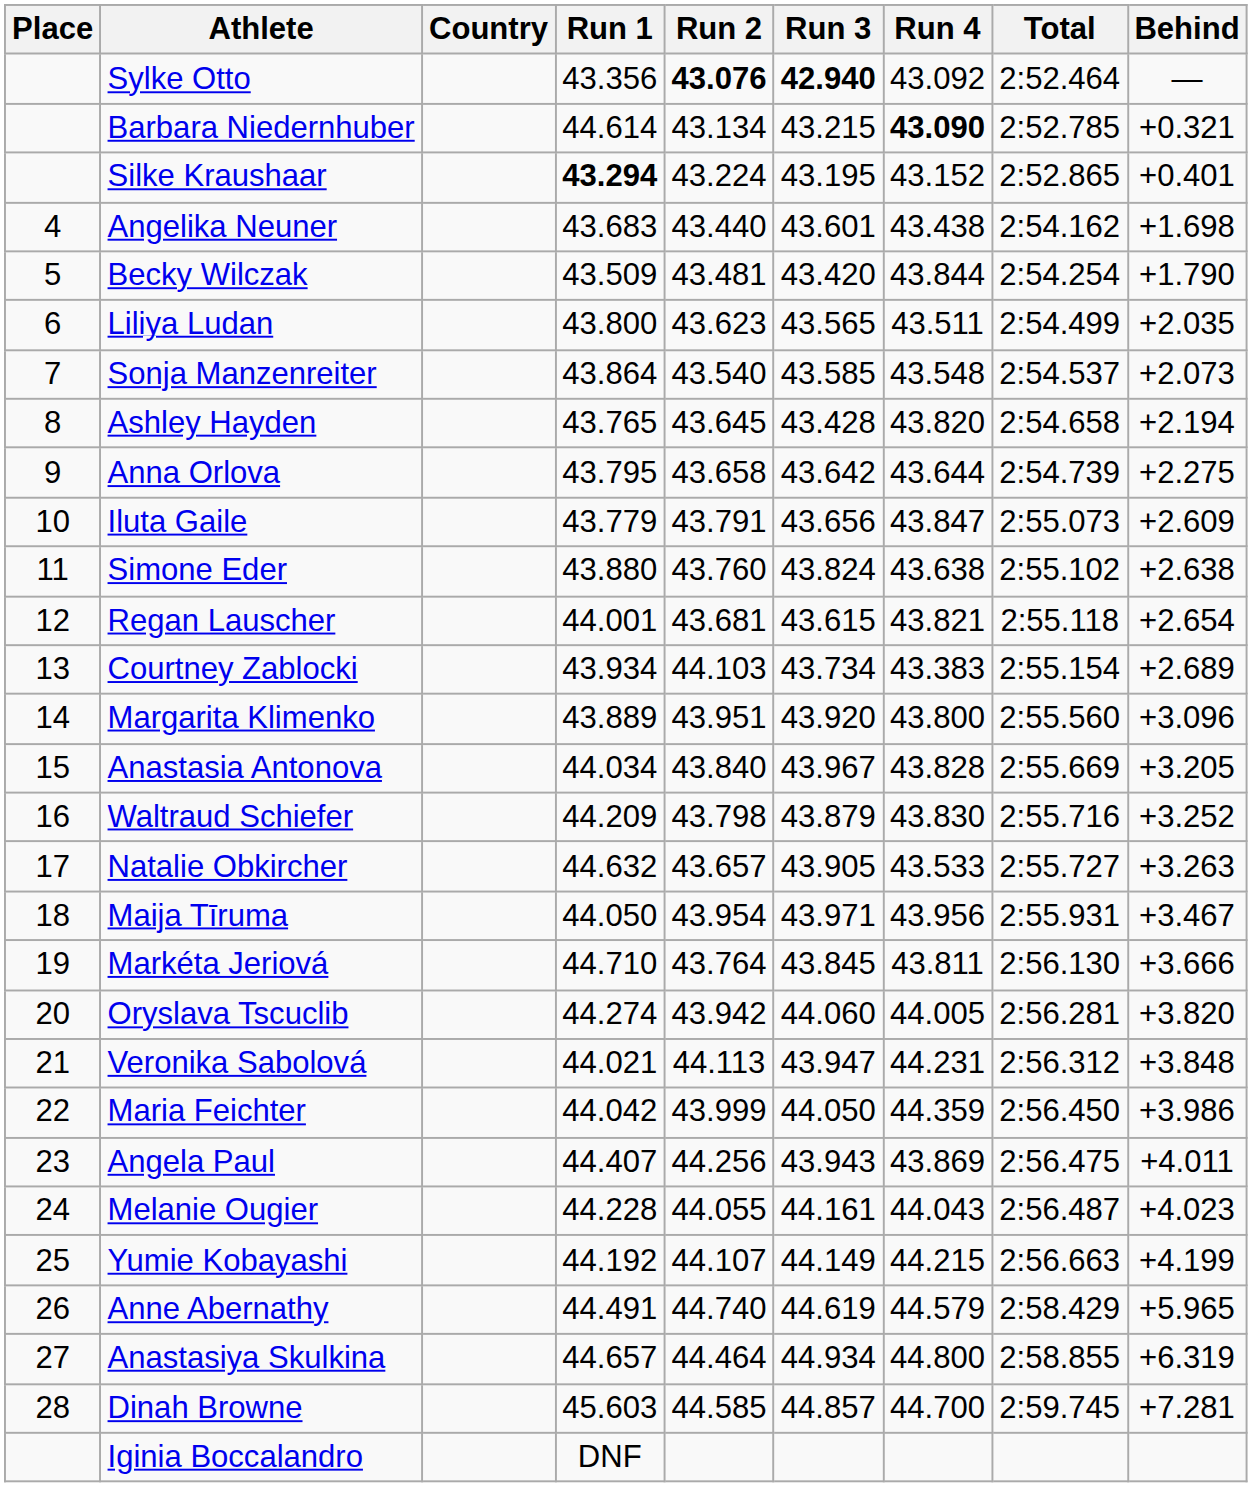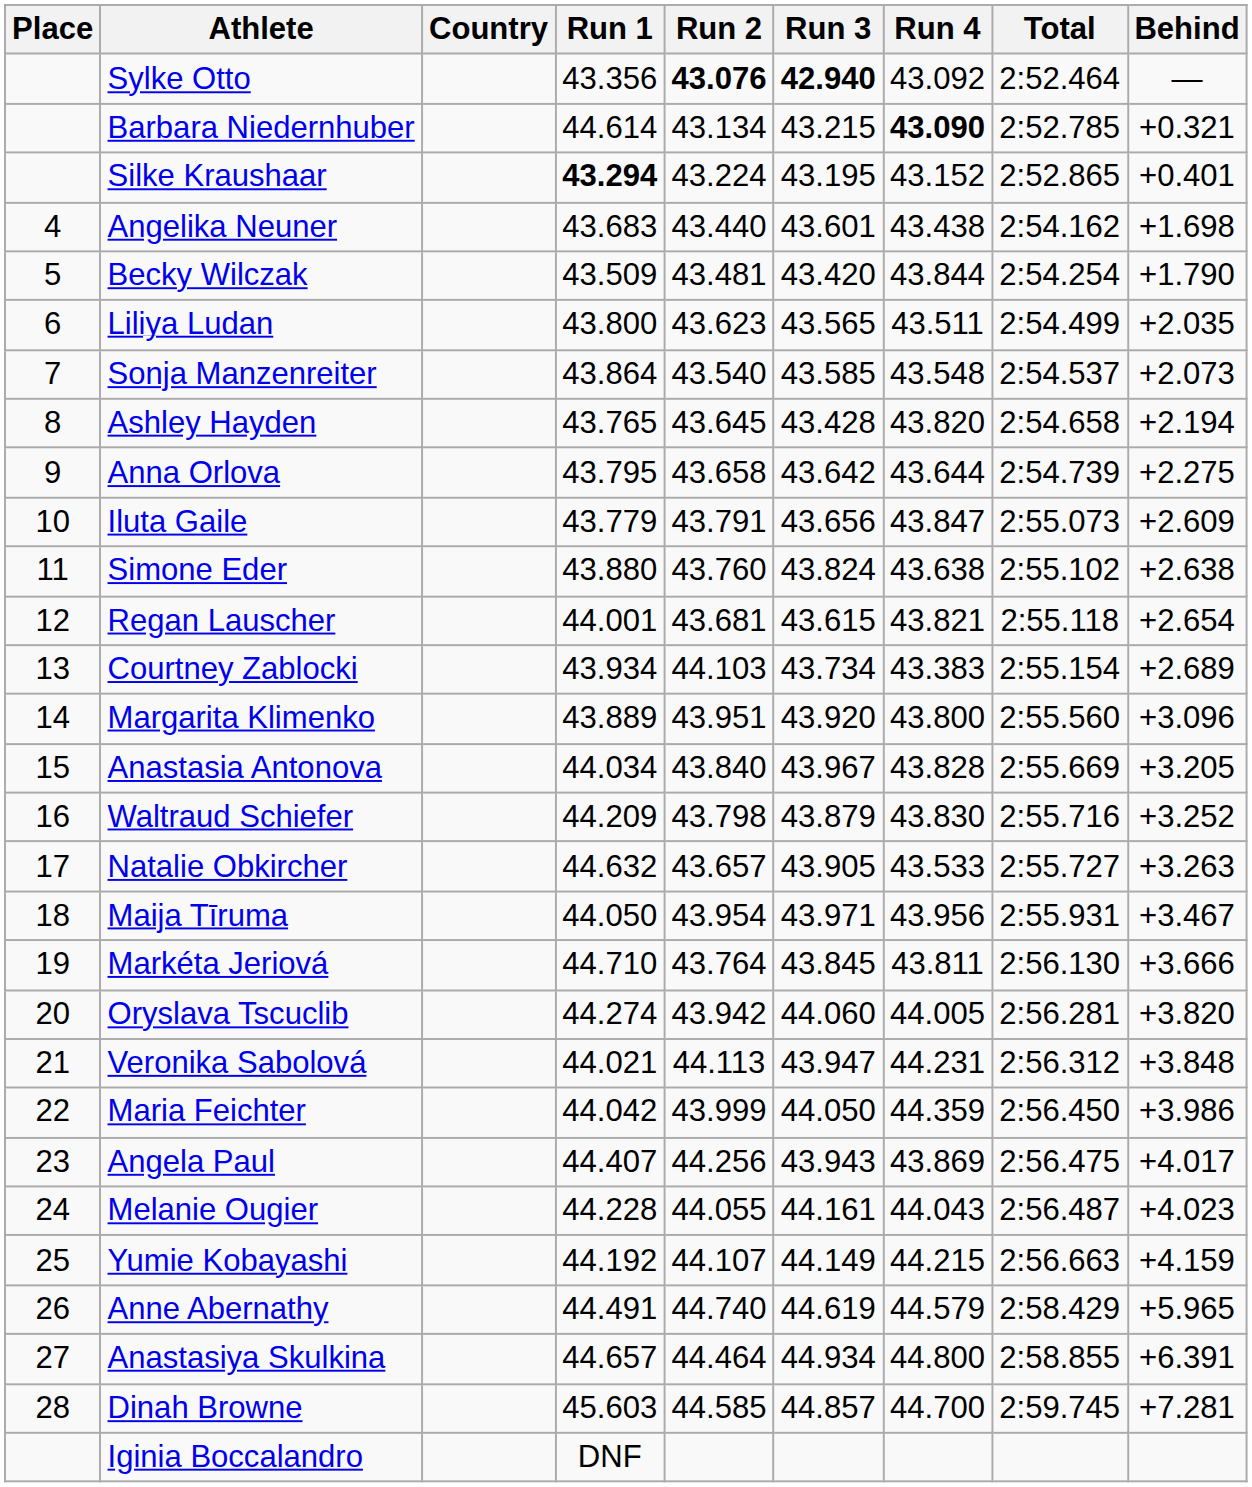(1187, 1161) +4.011 -> (1187, 1161) +4.017
(1187, 1259) +4.199 -> (1187, 1259) +4.159
(1187, 1358) +6.319 -> (1187, 1358) +6.391
